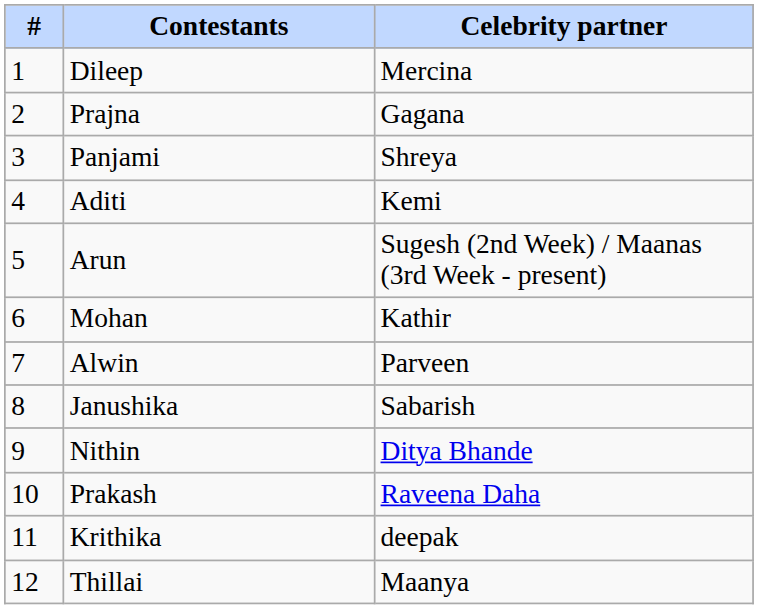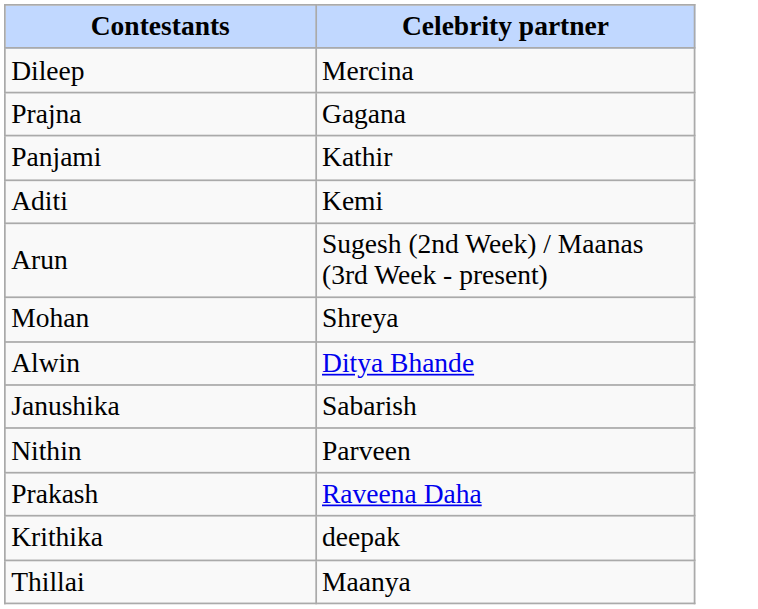- column: (34, 26)
(419, 157) Shreya -> (357, 157) Kathir
(416, 319) Kathir -> (360, 319) Shreya
(425, 362) Parveen -> (398, 362) Ditya Bhande
(457, 450) Ditya Bhande -> (366, 450) Parveen
